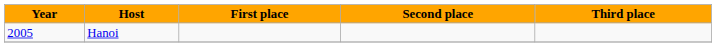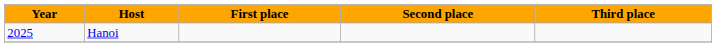(20, 32) 2005 -> (20, 32) 2025
